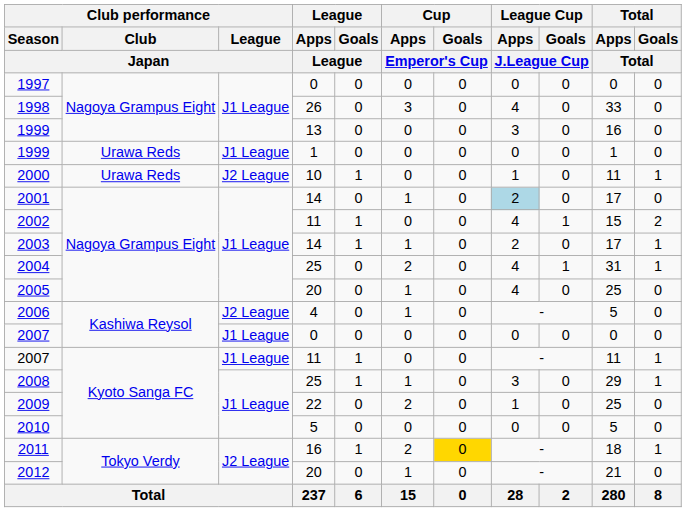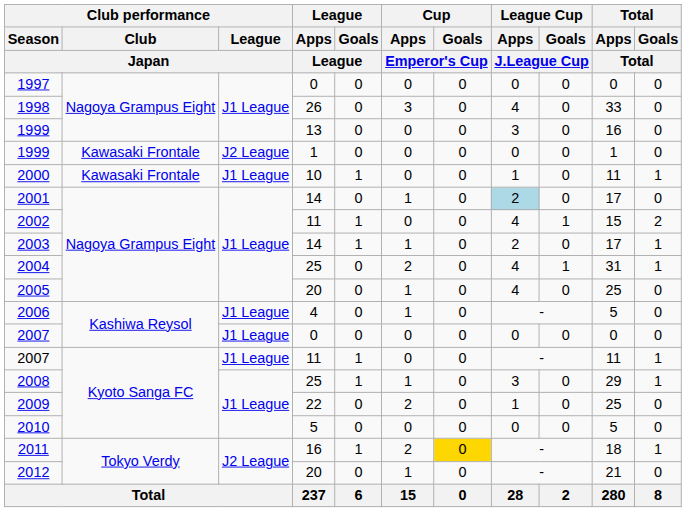(140, 152) Urawa Reds -> (140, 152) Kawasaki Frontale
(256, 152) J1 League -> (256, 152) J2 League
(140, 175) Urawa Reds -> (140, 175) Kawasaki Frontale
(256, 175) J2 League -> (256, 175) J1 League
(256, 312) J2 League -> (256, 312) J1 League
